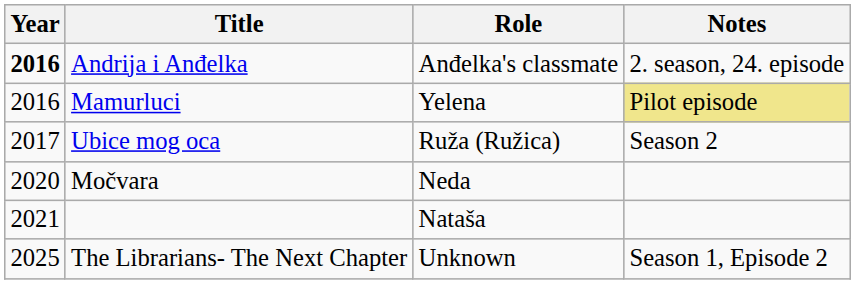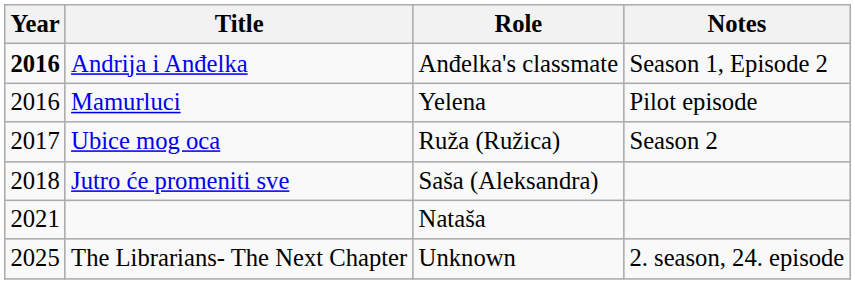(737, 63) 2. season, 24. episode -> (729, 63) Season 1, Episode 2
(693, 102) khaki background -> (693, 102) no background
+ row: (180, 180)
- row: (115, 180)
(729, 258) Season 1, Episode 2 -> (737, 258) 2. season, 24. episode
